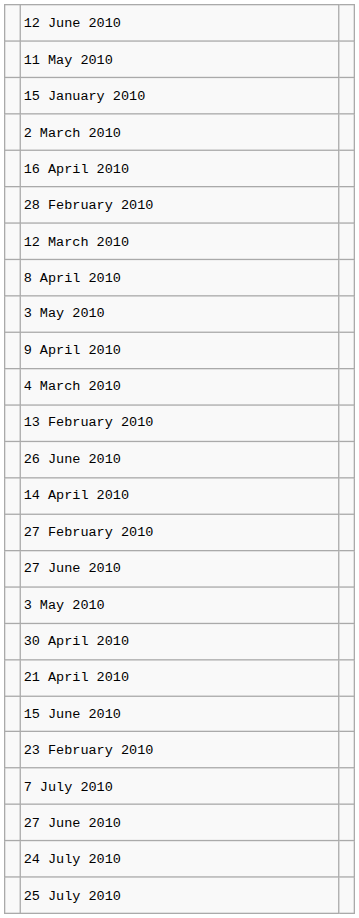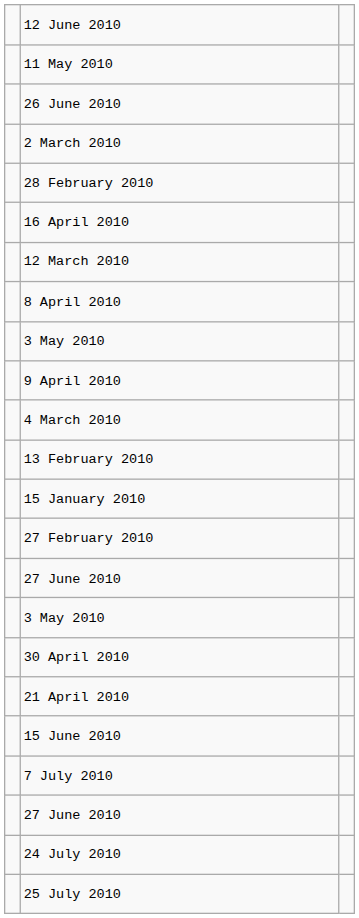rows swapped: (12, 96) <-> (12, 459)
rows swapped: (12, 169) <-> (12, 205)
- row: (12, 496)
- row: (12, 750)
